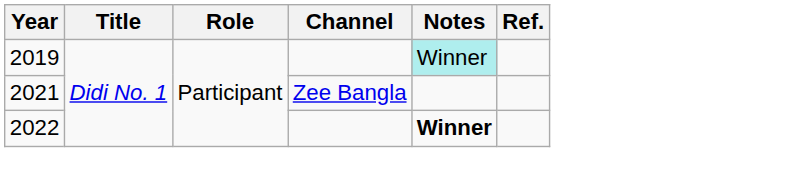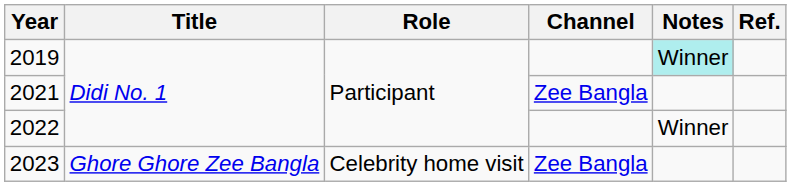(454, 127) bold -> (693, 127) normal
+ row: (35, 163)
